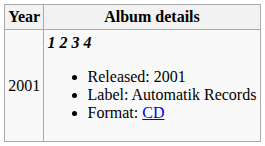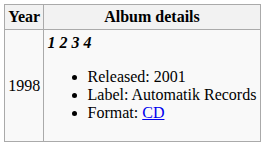(24, 85) 2001 -> (24, 85) 1998
